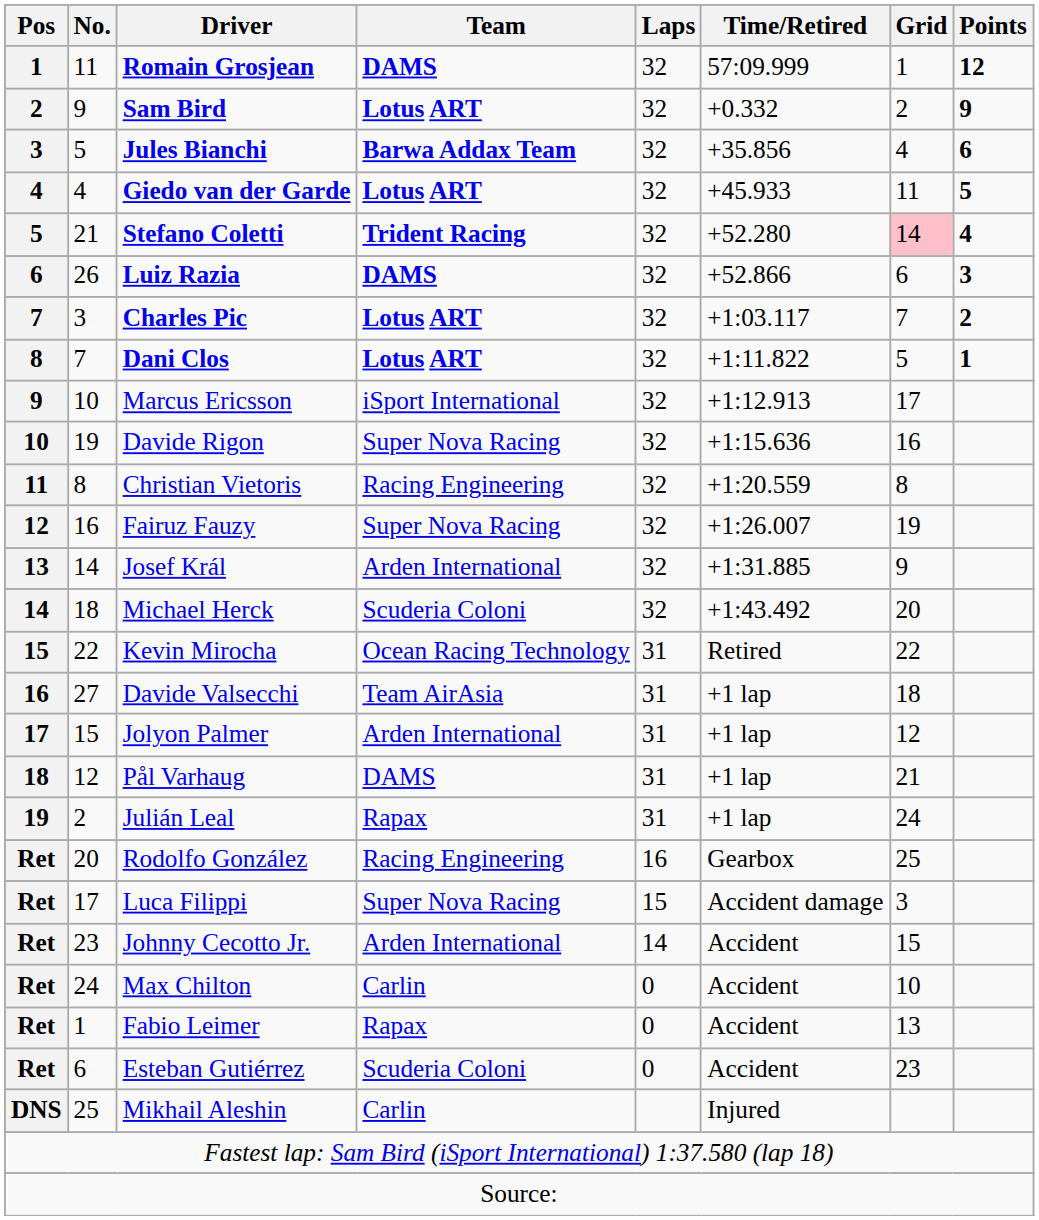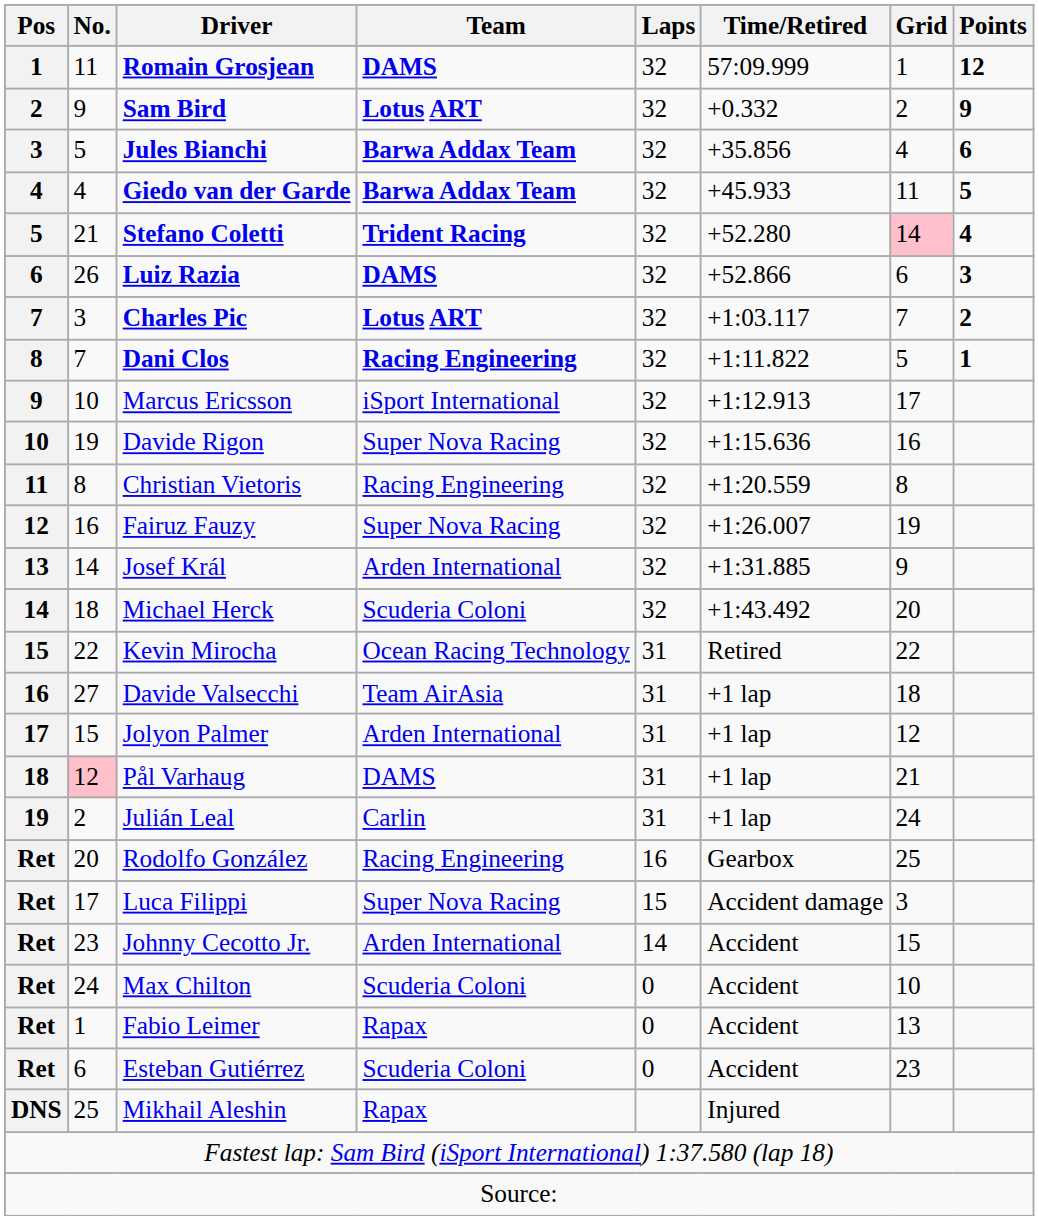(422, 191) Lotus ART -> (469, 191) Barwa Addax Team
(422, 358) Lotus ART -> (470, 358) Racing Engineering
(86, 776) no background -> (86, 776) pink background
(395, 817) Rapax -> (394, 817) Carlin
(394, 984) Carlin -> (444, 984) Scuderia Coloni
(394, 1110) Carlin -> (395, 1110) Rapax
